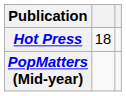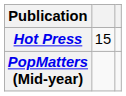(103, 39) 18 -> (103, 39) 15
